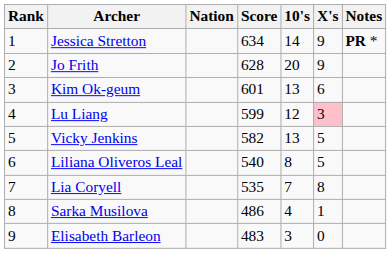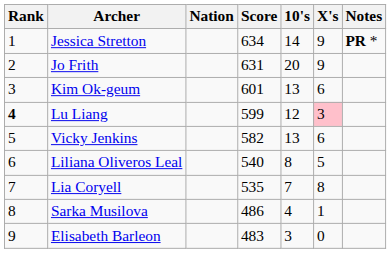(252, 65) 628 -> (252, 65) 631
(12, 114) normal -> (12, 114) bold
(321, 138) 5 -> (321, 138) 6
